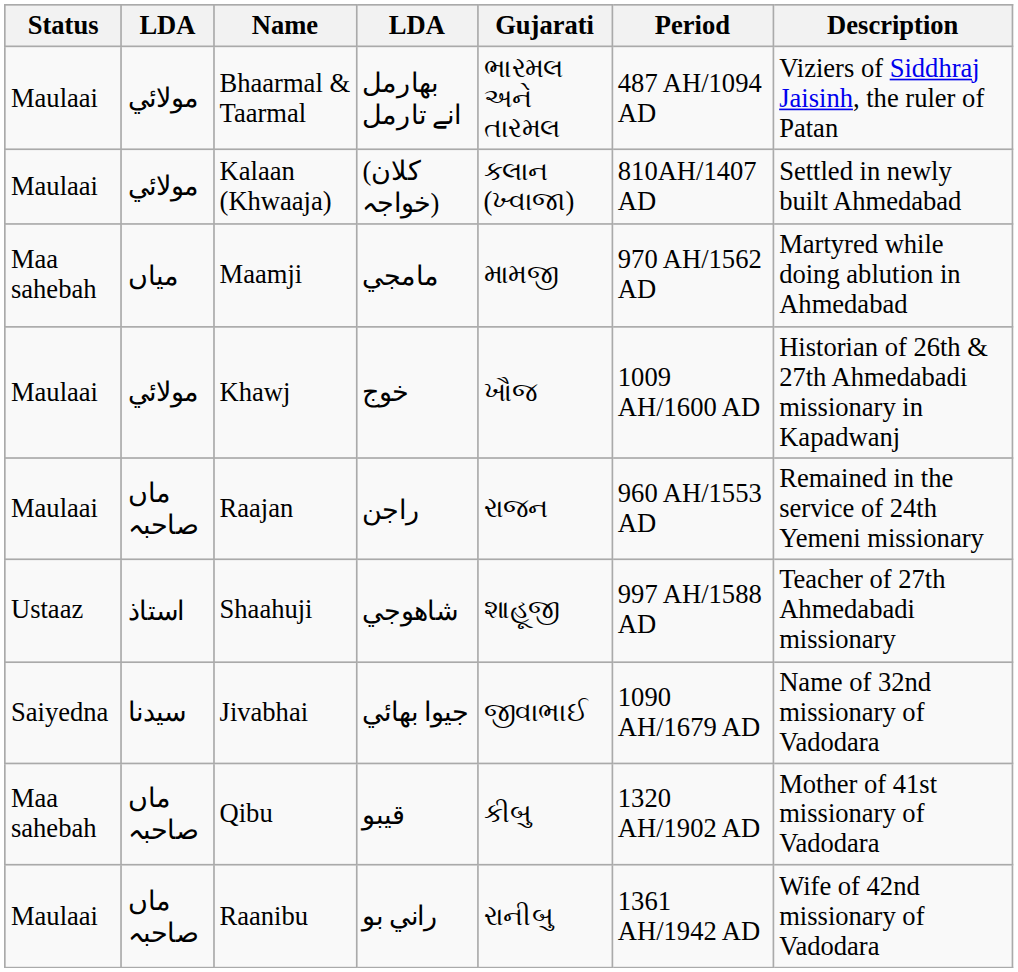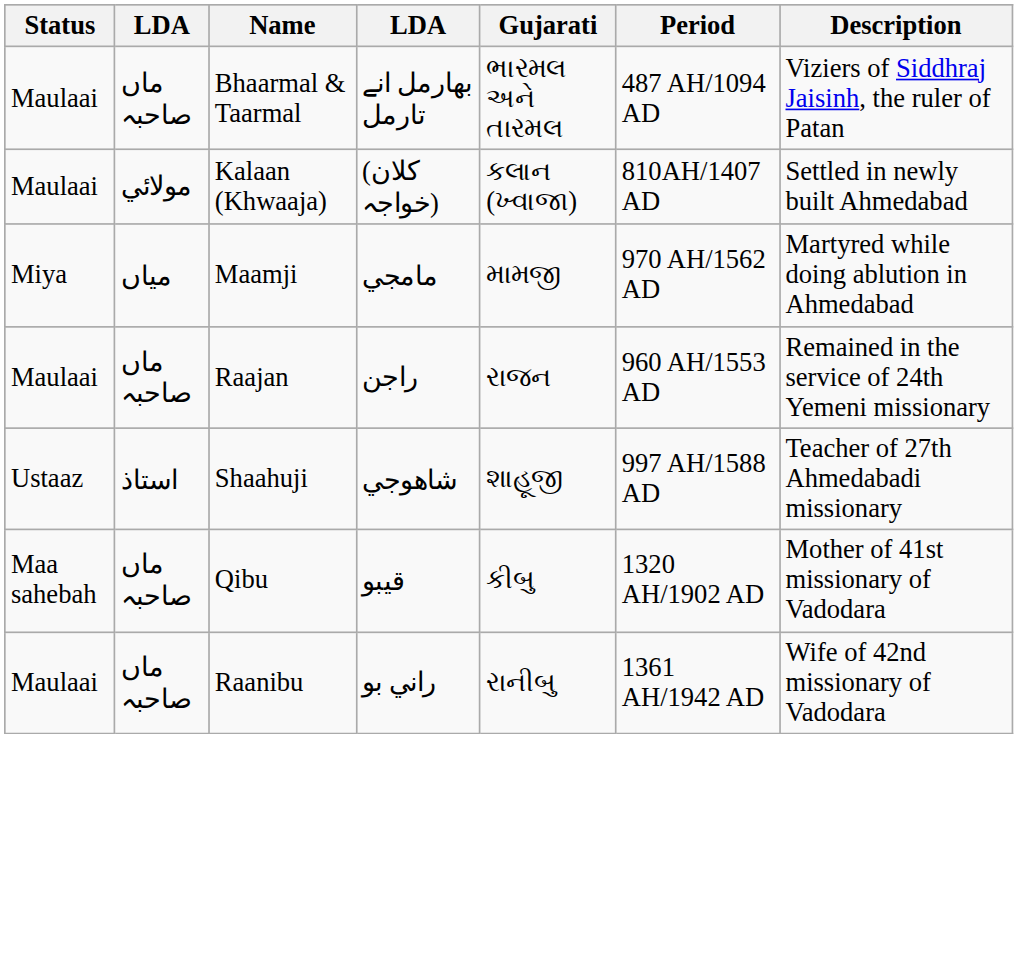(163, 98) مولائي -> (157, 98) ماں صاحبہ
(54, 274) Maa sahebah -> (39, 274) Miya
- row: (255, 391)
- row: (264, 712)
